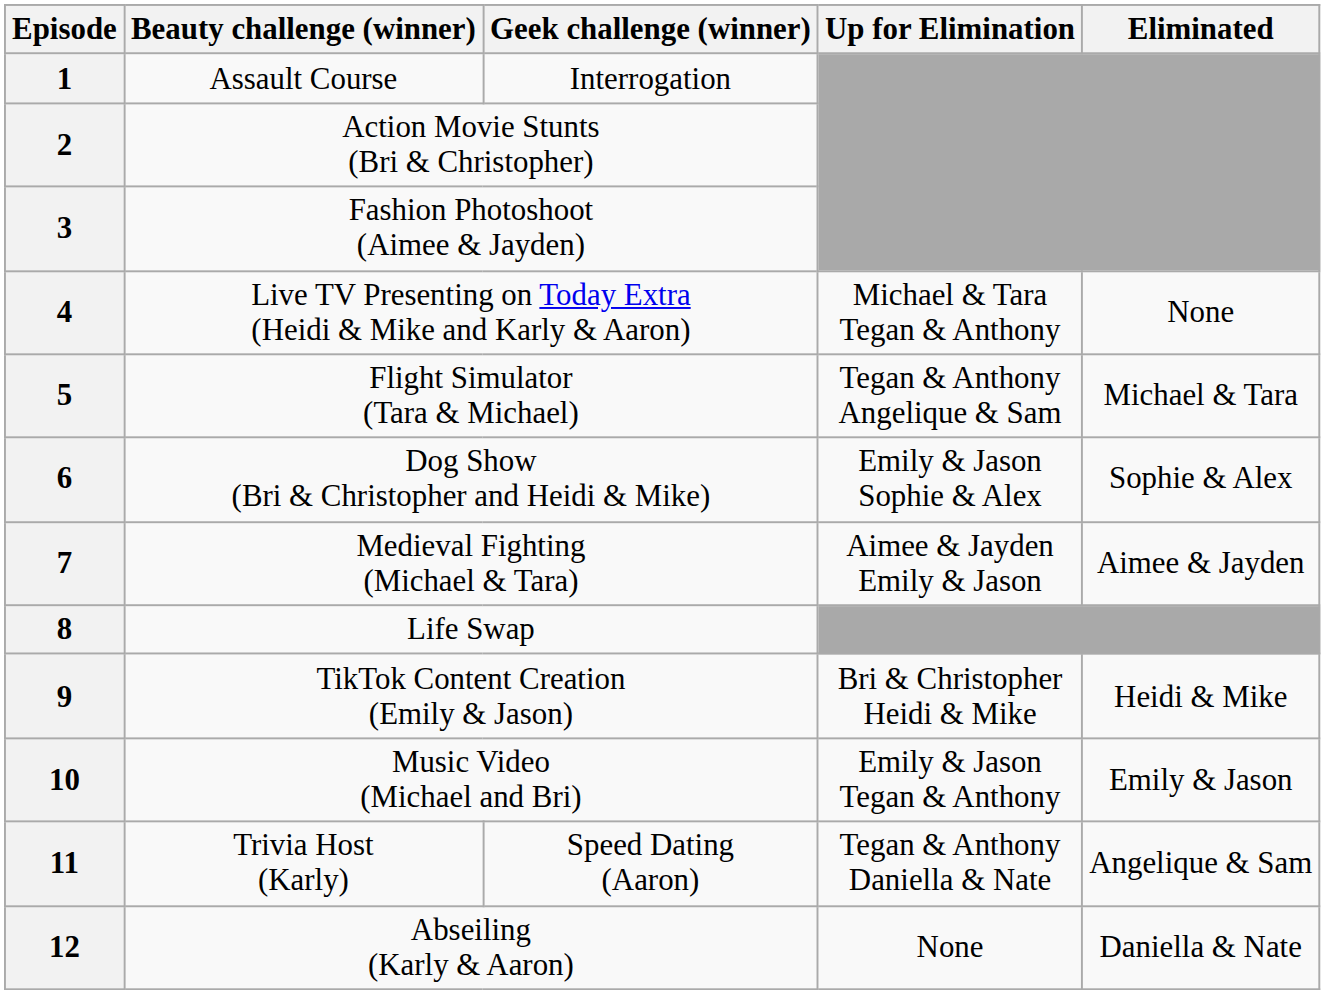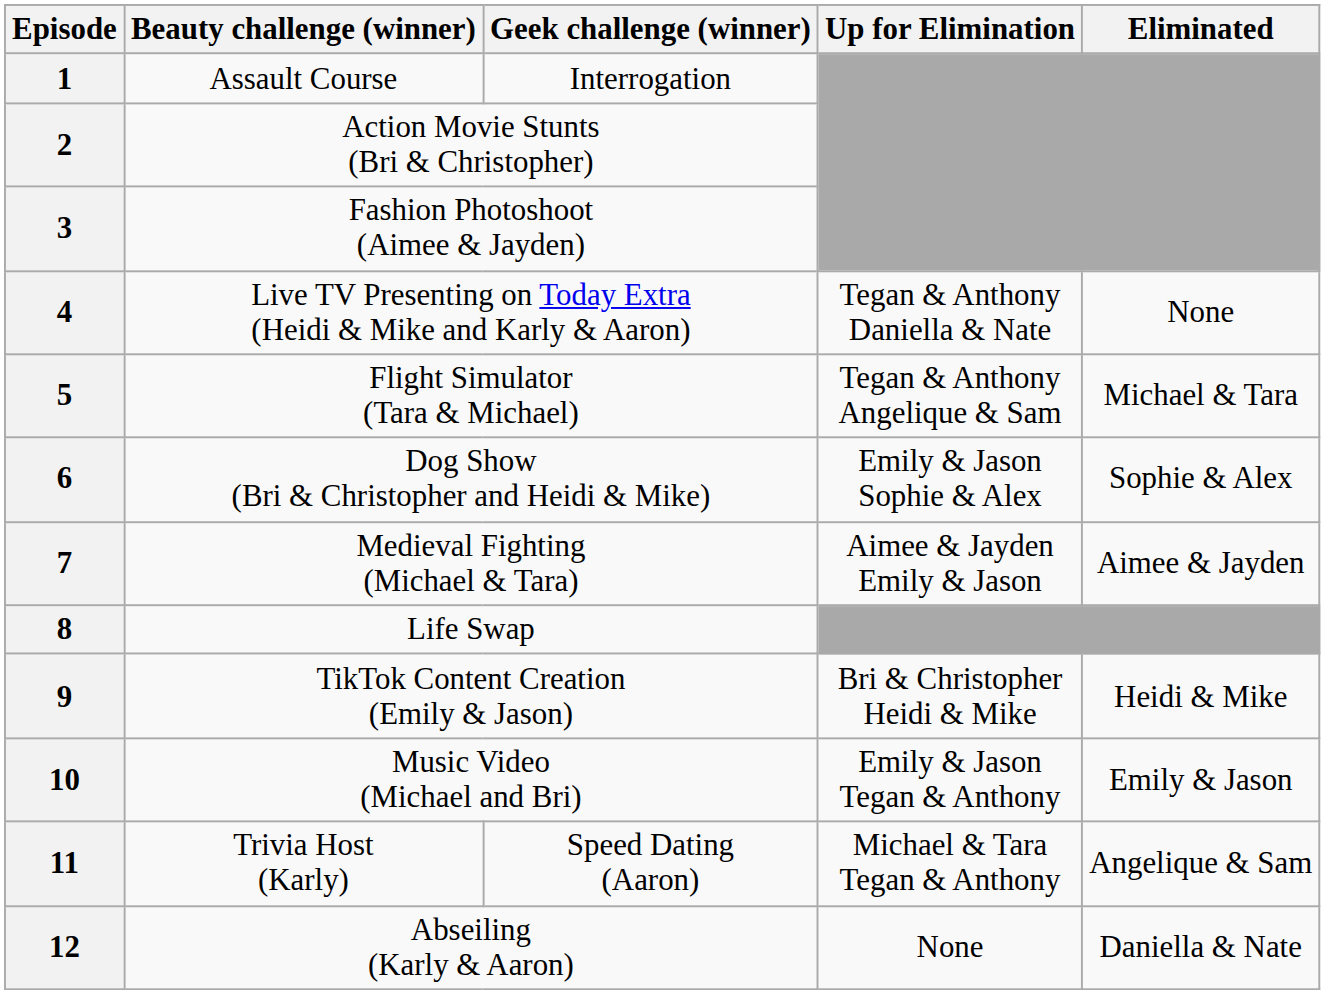(950, 311) Michael & Tara Tegan & Anthony -> (950, 311) Tegan & Anthony Daniella & Nate
(950, 862) Tegan & Anthony Daniella & Nate -> (950, 862) Michael & Tara Tegan & Anthony
